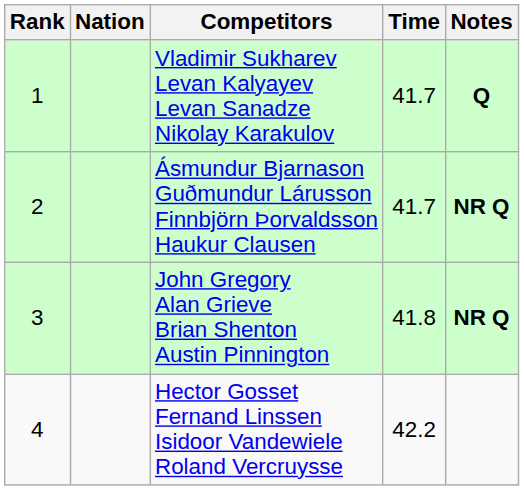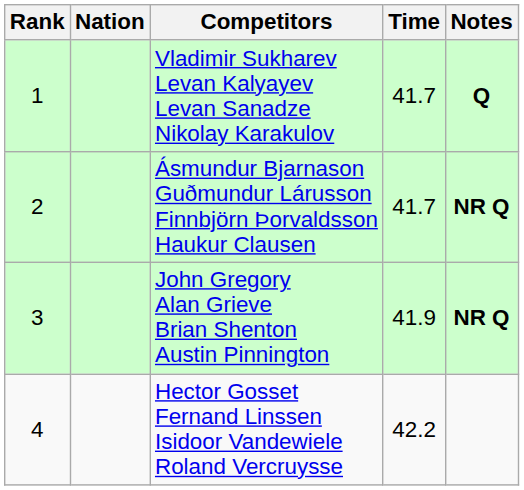(414, 317) 41.8 -> (414, 317) 41.9
